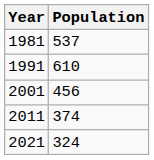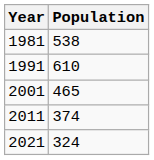(66, 42) 537 -> (66, 42) 538
(66, 92) 456 -> (66, 92) 465
